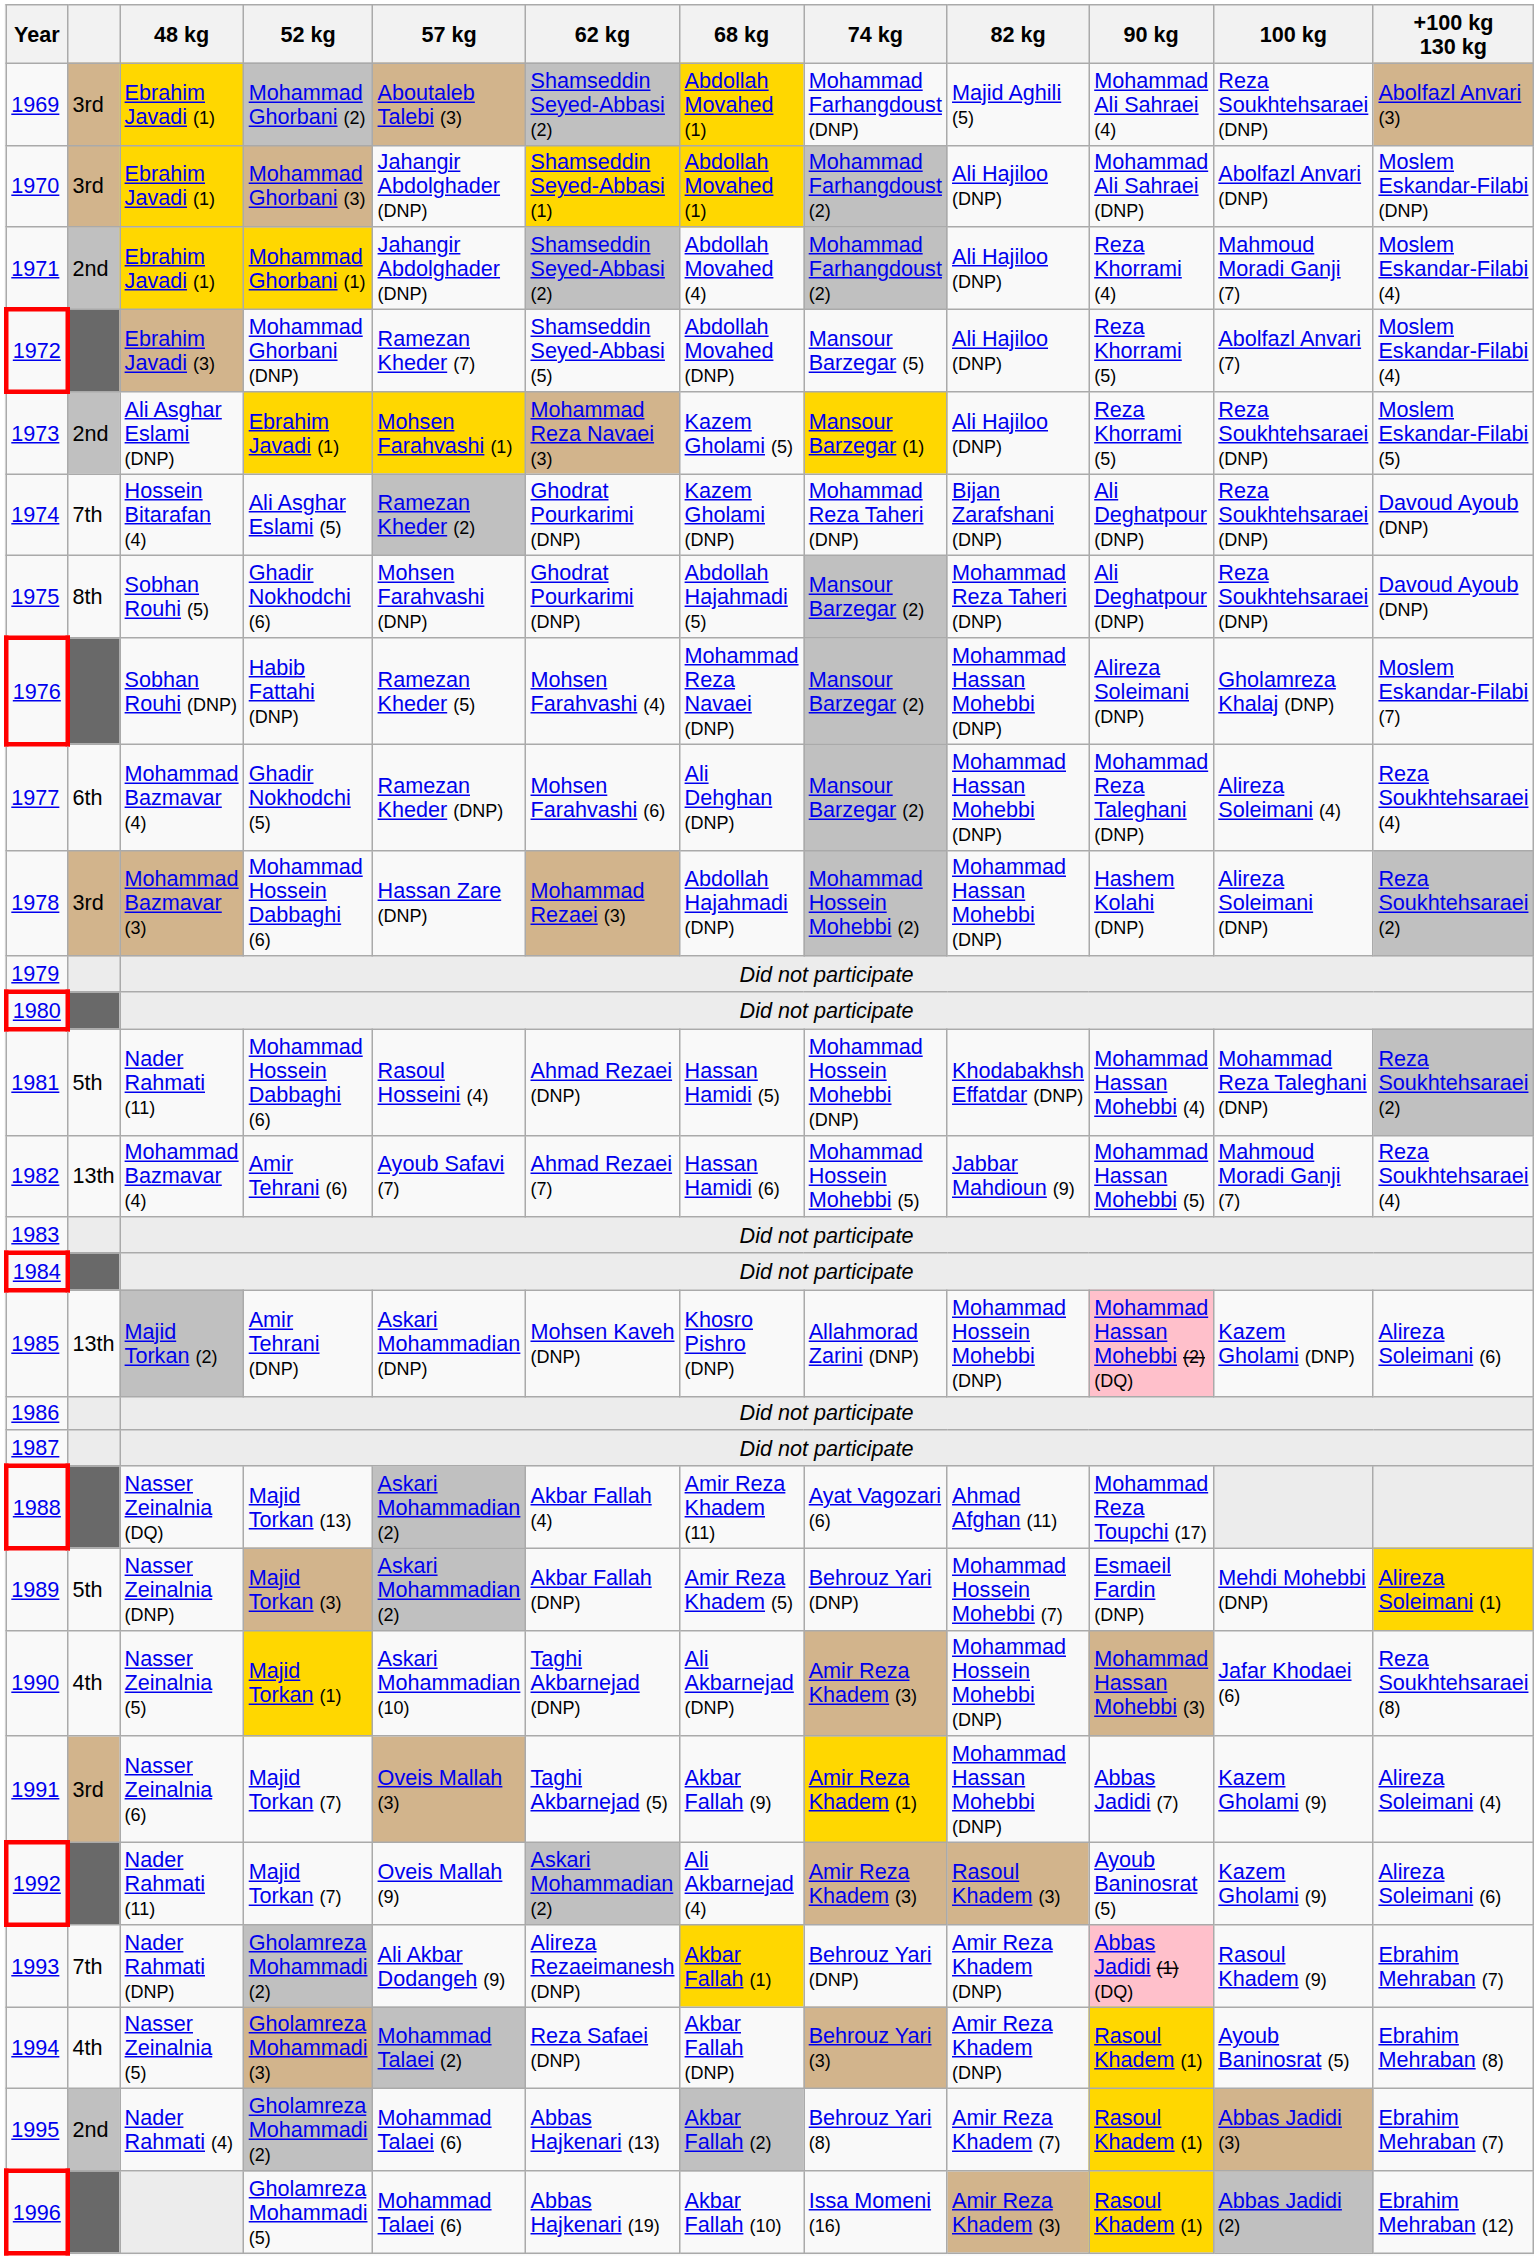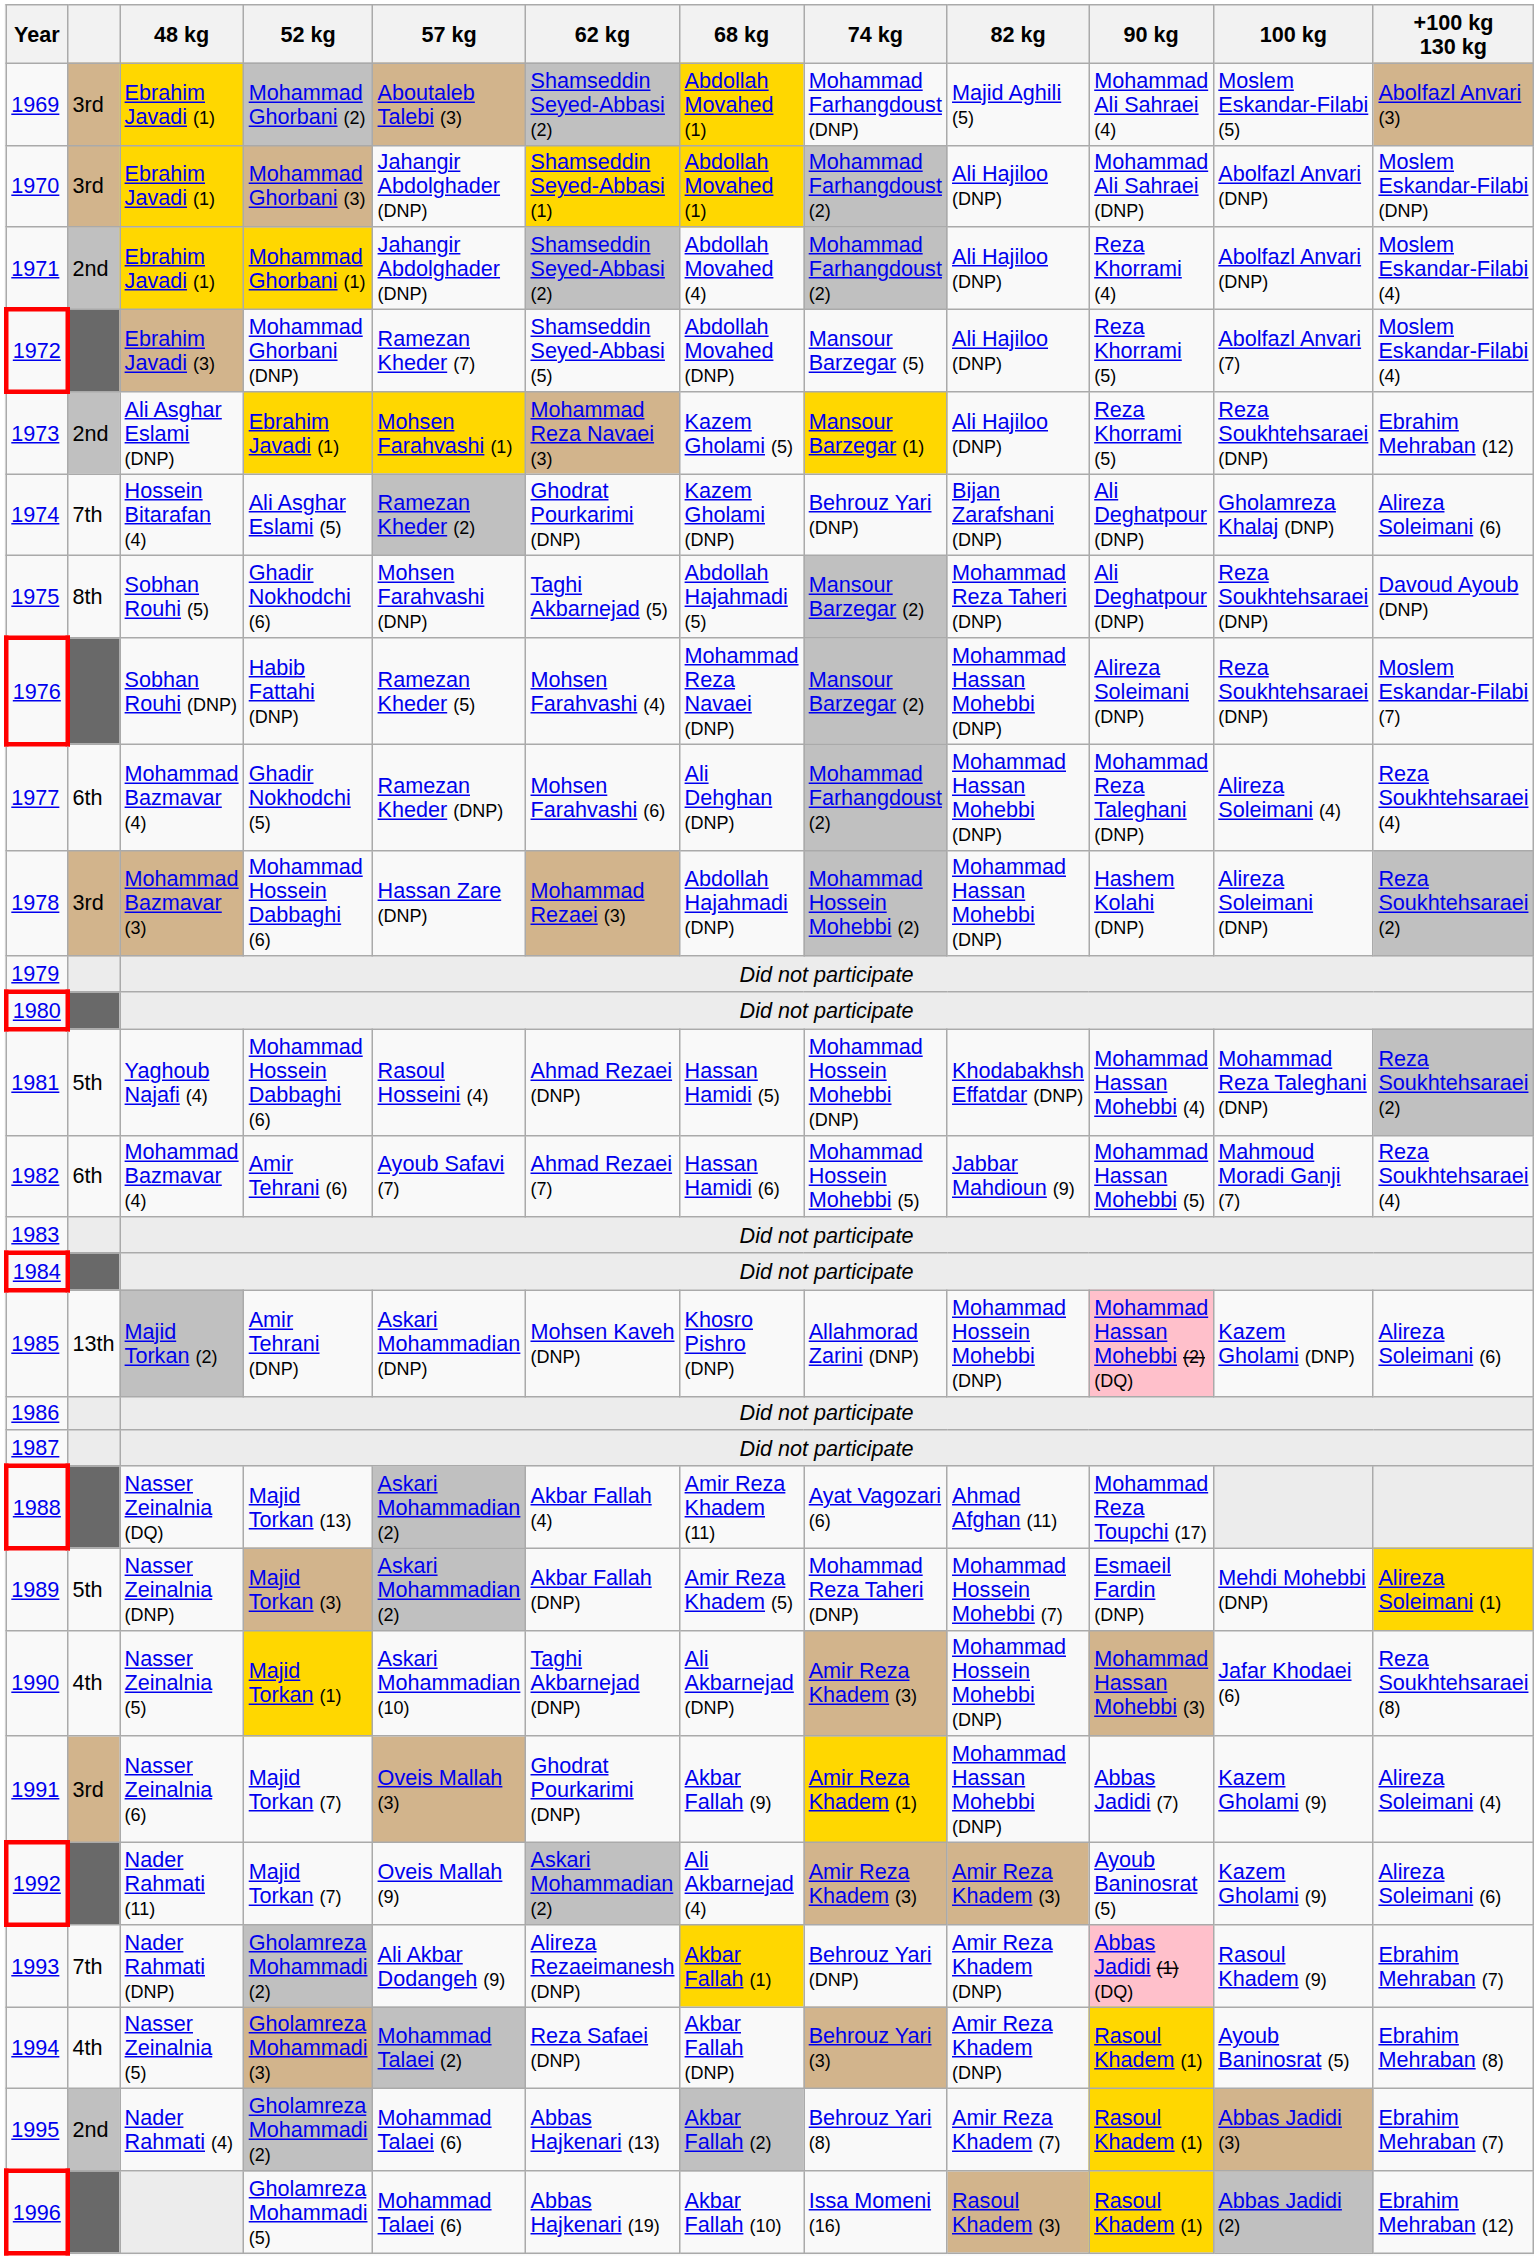(1293, 104) Reza Soukhtehsaraei (DNP) -> (1293, 104) Moslem Eskandar-Filabi (5)
(1279, 269) Mahmoud Moradi Ganji (7) -> (1290, 269) Abolfazl Anvari (DNP)
(1453, 433) Moslem Eskandar-Filabi (5) -> (1446, 433) Ebrahim Mehraban (12)
(866, 515) Mohammad Reza Taheri (DNP) -> (870, 515) Behrouz Yari (DNP)
(1293, 515) Reza Soukhtehsaraei (DNP) -> (1277, 515) Gholamreza Khalaj (DNP)
(1448, 515) Davoud Ayoub (DNP) -> (1440, 515) Alireza Soleimani (6)
(582, 597) Ghodrat Pourkarimi (DNP) -> (599, 597) Taghi Akbarnejad (5)
(1277, 691) Gholamreza Khalaj (DNP) -> (1293, 691) Reza Soukhtehsaraei (DNP)
(867, 797) Mansour Barzegar (2) -> (875, 797) Mohammad Farhangdoust (2)
(165, 1082) Nader Rahmati (11) -> (167, 1082) Yaghoub Najafi (4)
(93, 1176) 13th -> (87, 1176) 6th
(870, 1589) Behrouz Yari (DNP) -> (866, 1589) Mohammad Reza Taheri (DNP)
(599, 1790) Taghi Akbarnejad (5) -> (582, 1790) Ghodrat Pourkarimi (DNP)
(1006, 1884) Rasoul Khadem (3) -> (1006, 1884) Amir Reza Khadem (3)
(1006, 2212) Amir Reza Khadem (3) -> (1006, 2212) Rasoul Khadem (3)
